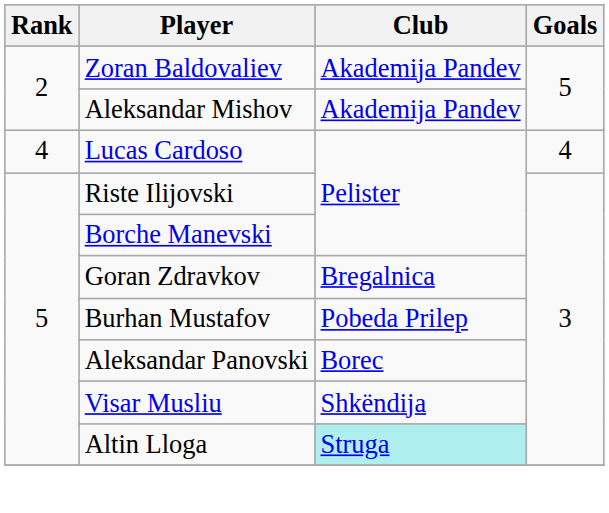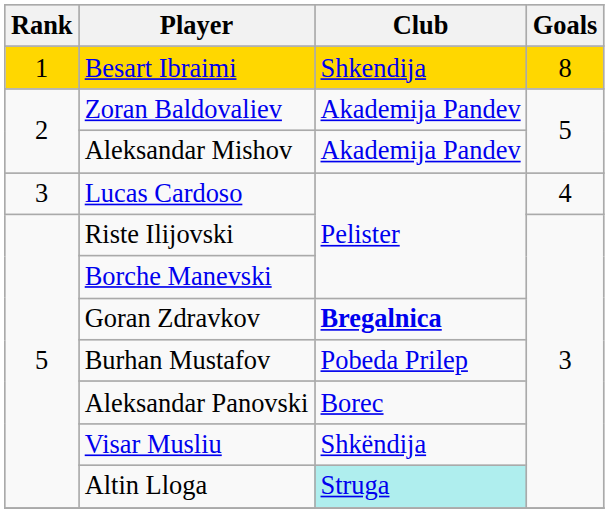+ row: (161, 67)
(42, 151) 4 -> (42, 192) 3
(378, 276) normal -> (381, 318) bold
